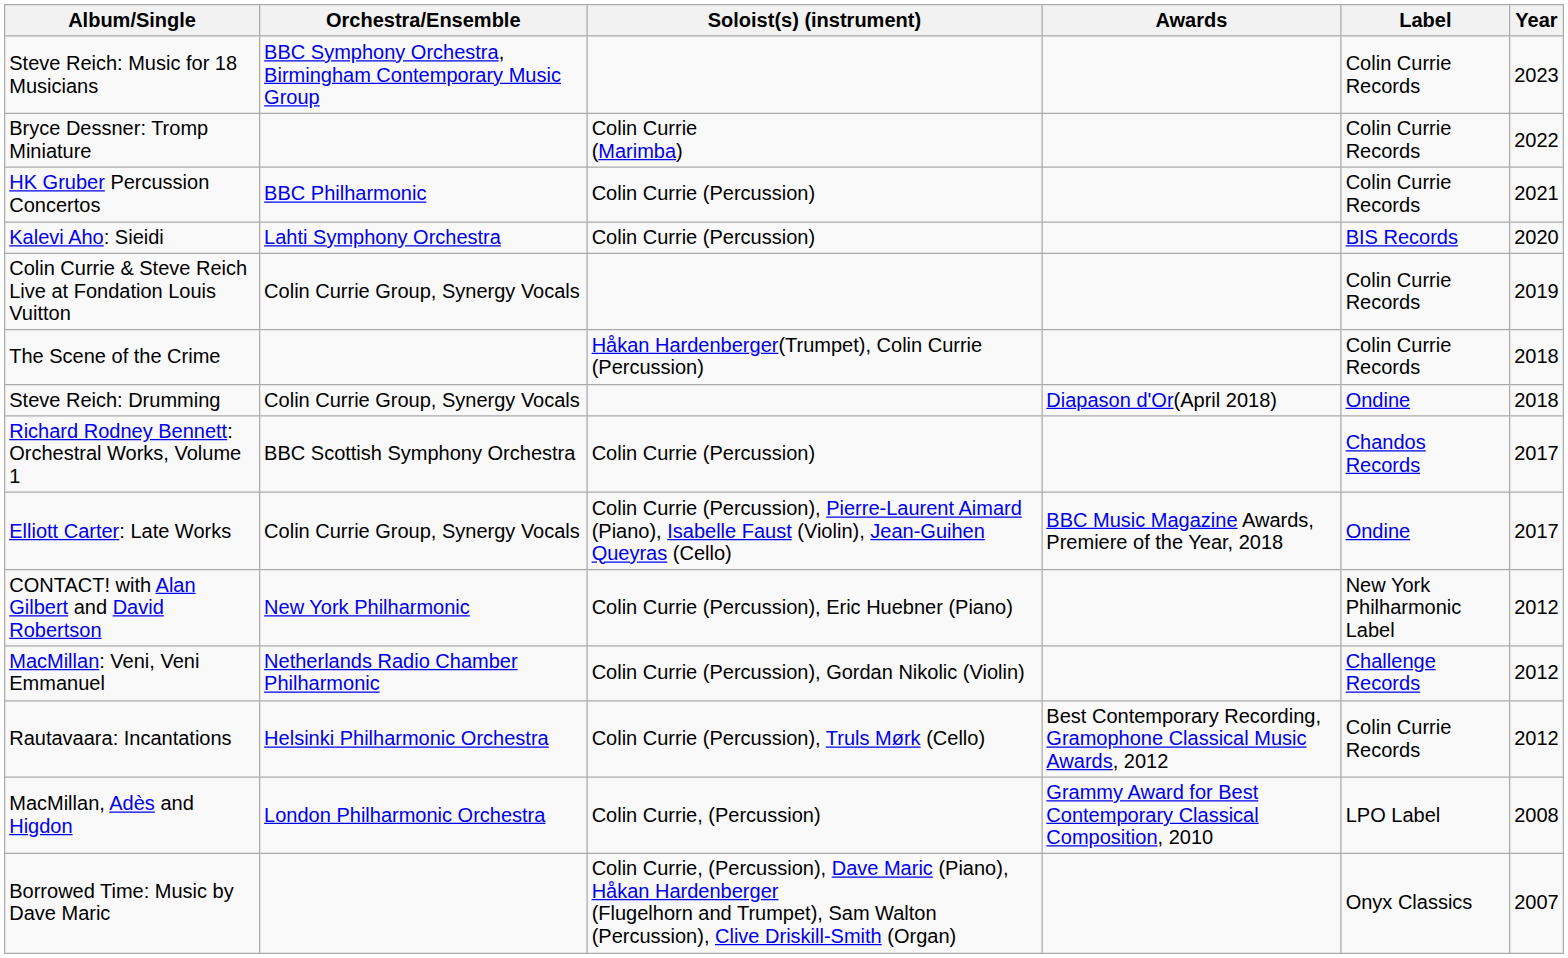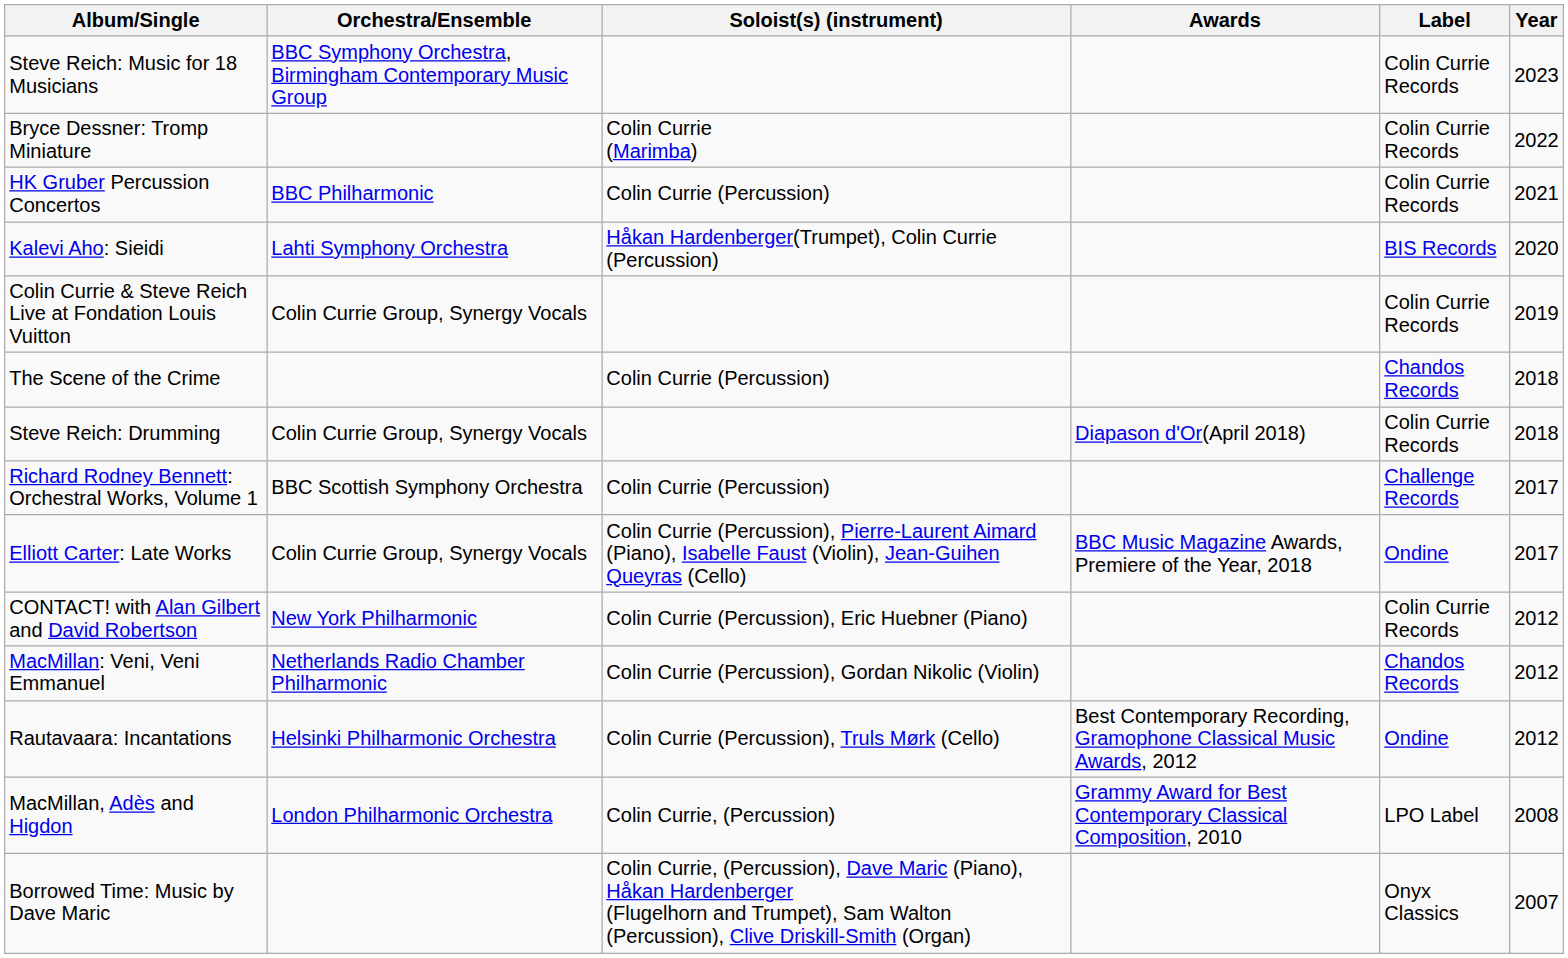(703, 237) Colin Currie (Percussion) -> (802, 248) Håkan Hardenberger(Trumpet), Colin Currie (Percussion)
(787, 356) Håkan Hardenberger(Trumpet), Colin Currie (Percussion) -> (718, 379) Colin Currie (Percussion)
(1398, 356) Colin Currie Records -> (1424, 379) Chandos Records
(1378, 399) Ondine -> (1437, 433) Colin Currie Records
(1386, 454) Chandos Records -> (1429, 487) Challenge Records
(1403, 607) New York Philharmonic Label -> (1437, 618) Colin Currie Records
(1391, 673) Challenge Records -> (1424, 673) Chandos Records
(1398, 738) Colin Currie Records -> (1416, 738) Ondine
